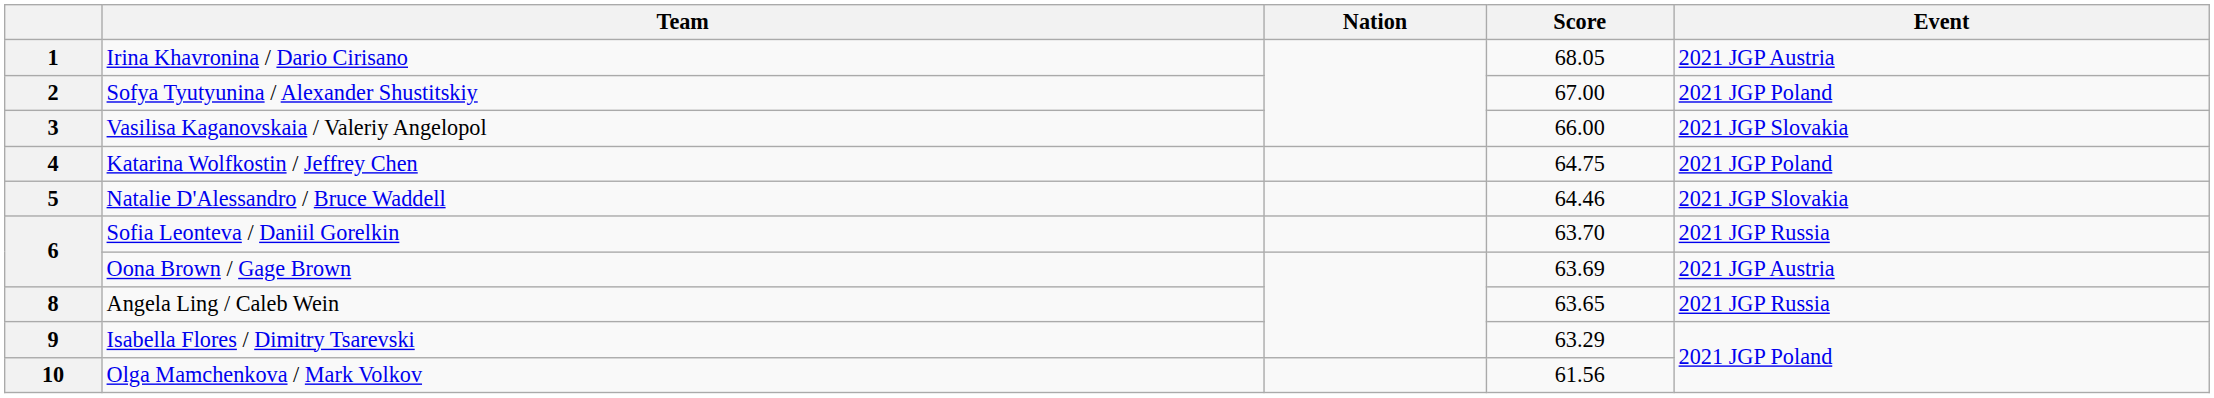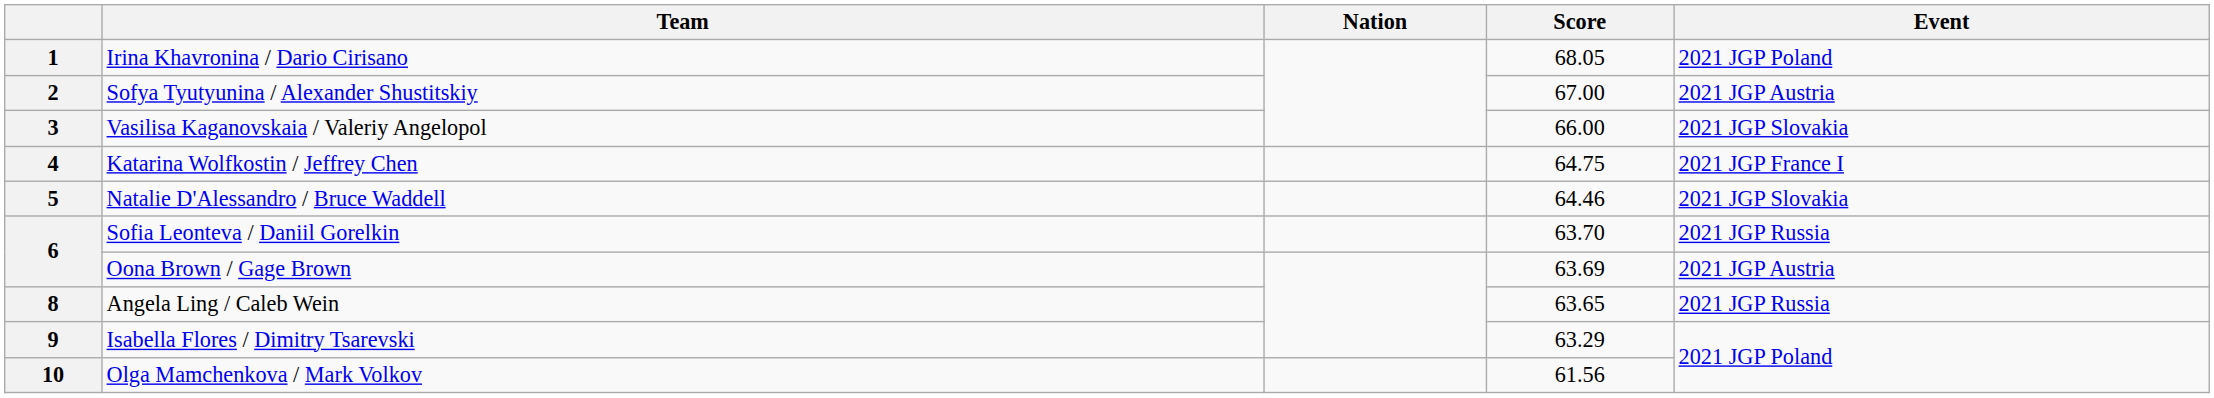(1757, 57) 2021 JGP Austria -> (1755, 57) 2021 JGP Poland
(1755, 92) 2021 JGP Poland -> (1757, 92) 2021 JGP Austria
(1755, 163) 2021 JGP Poland -> (1761, 163) 2021 JGP France I
